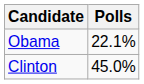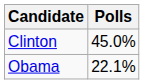rows swapped: (33, 66) <-> (34, 41)
